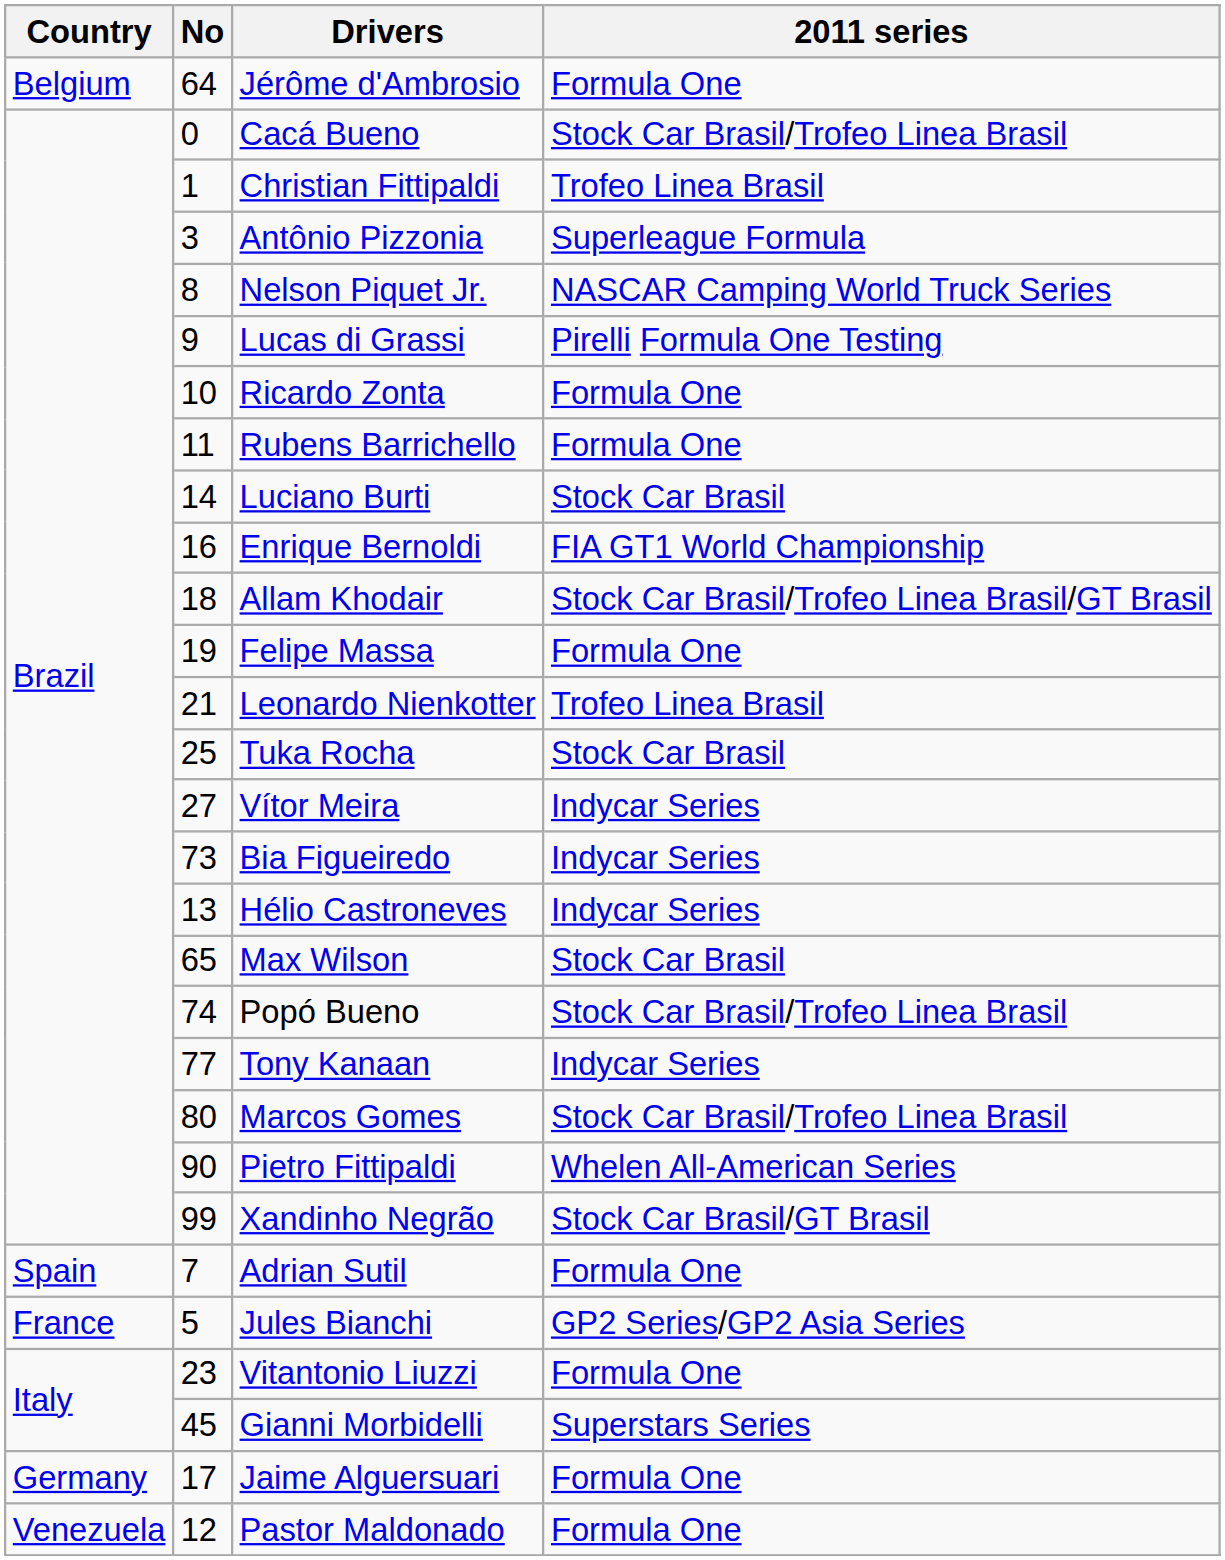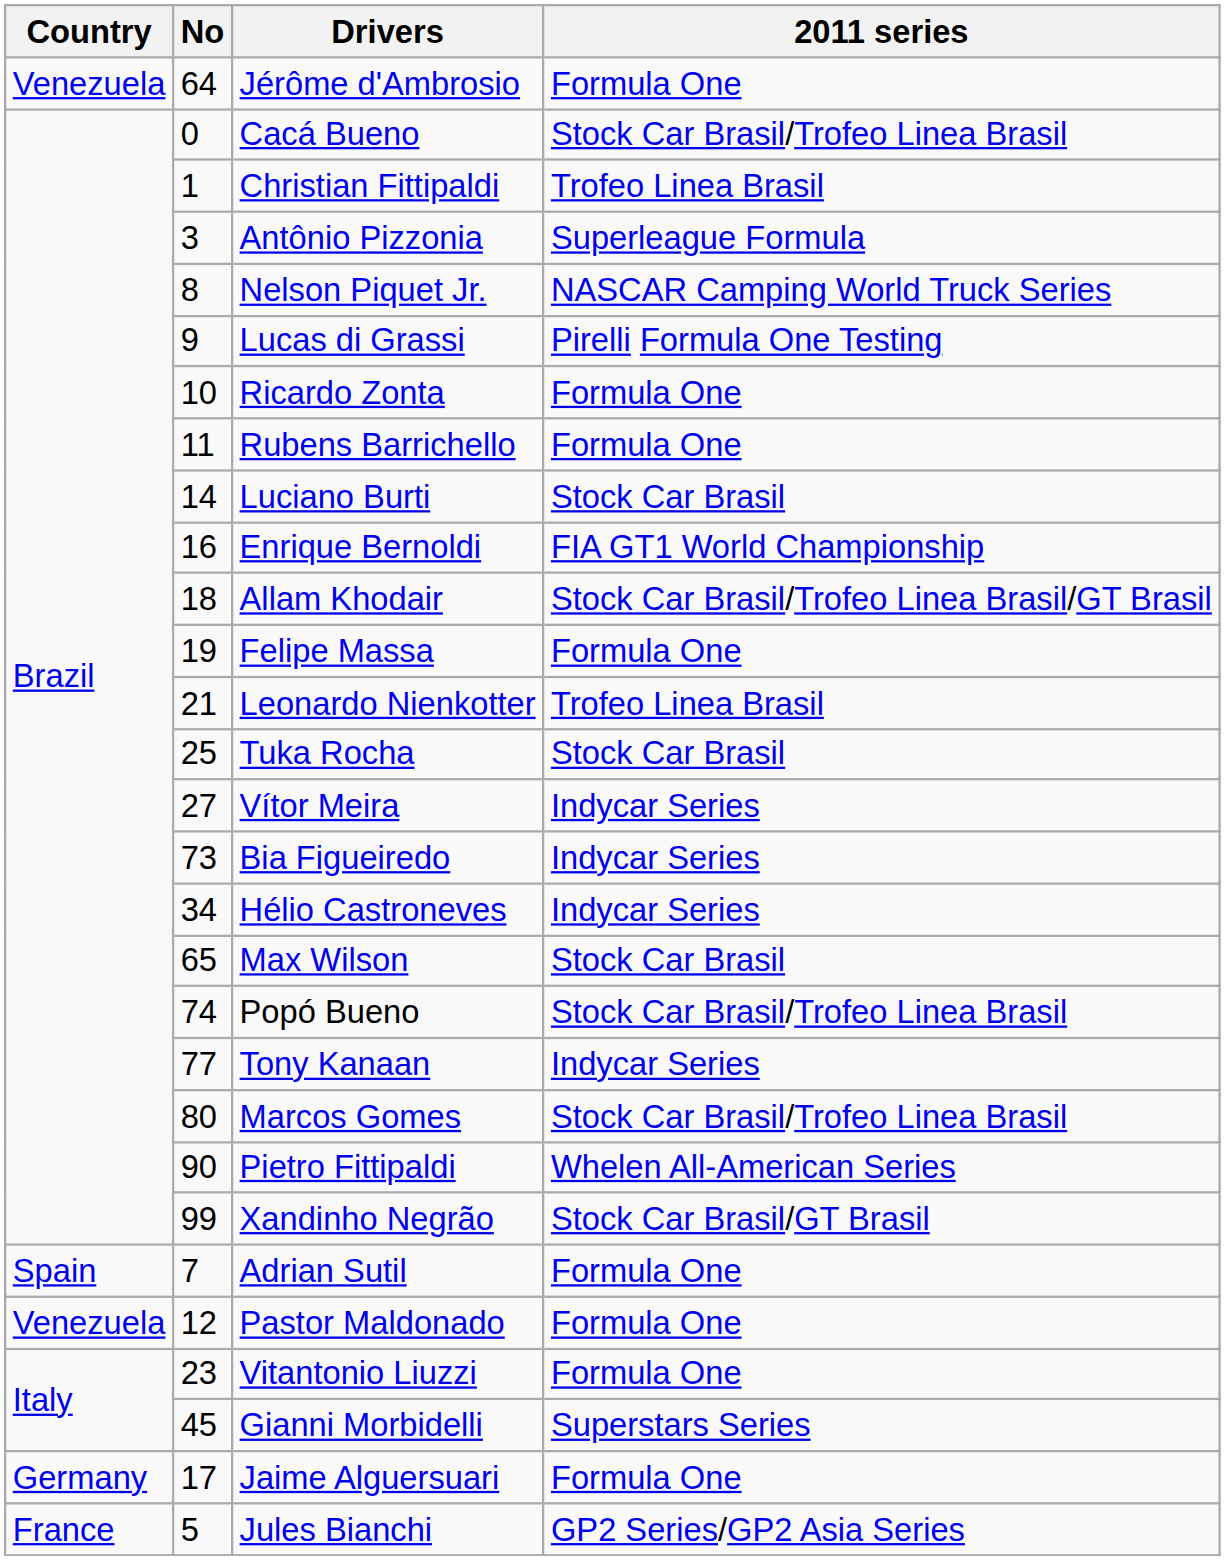(72, 83) Belgium -> (89, 83) Venezuela
(199, 909) 13 -> (199, 909) 34
rows swapped: (336, 1322) <-> (372, 1529)
